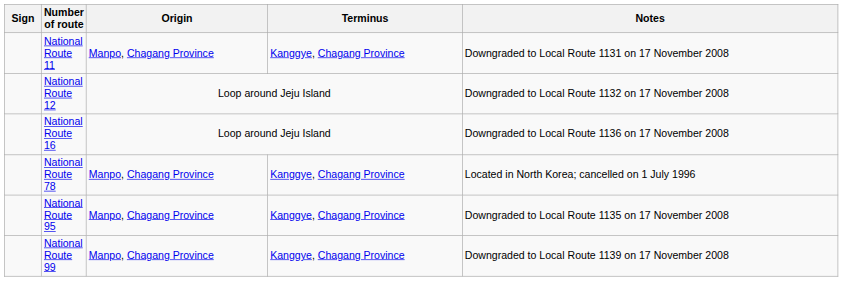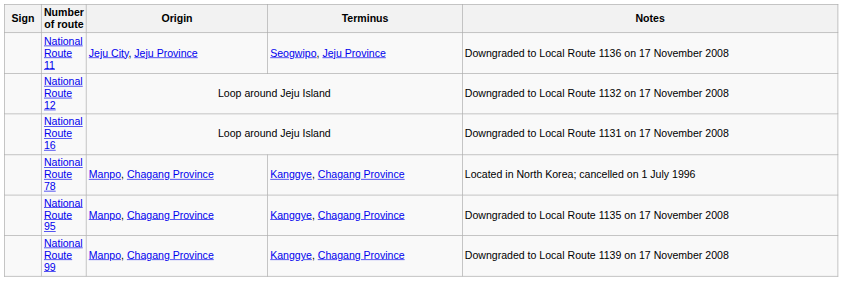(151, 53) Manpo, Chagang Province -> (143, 53) Jeju City, Jeju Province
(337, 53) Kanggye, Chagang Province -> (328, 53) Seogwipo, Jeju Province
(597, 53) Downgraded to Local Route 1131 on 17 November 2008 -> (597, 53) Downgraded to Local Route 1136 on 17 November 2008
(597, 134) Downgraded to Local Route 1136 on 17 November 2008 -> (597, 134) Downgraded to Local Route 1131 on 17 November 2008
